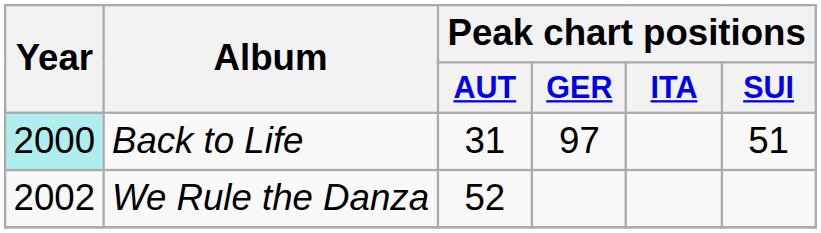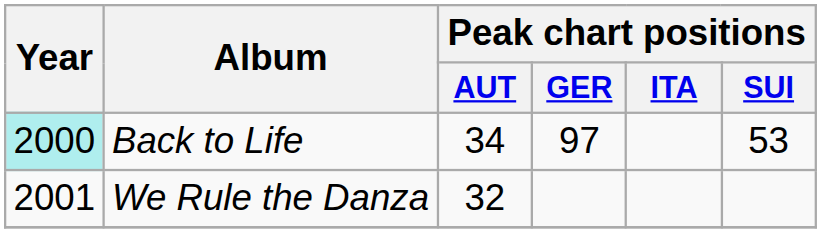(485, 140) 31 -> (485, 140) 34
(769, 140) 51 -> (769, 140) 53
(54, 198) 2002 -> (54, 198) 2001
(485, 198) 52 -> (485, 198) 32
